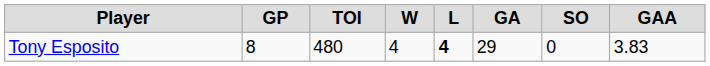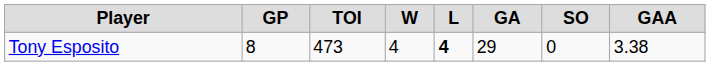(328, 46) 480 -> (328, 46) 473
(631, 46) 3.83 -> (631, 46) 3.38
